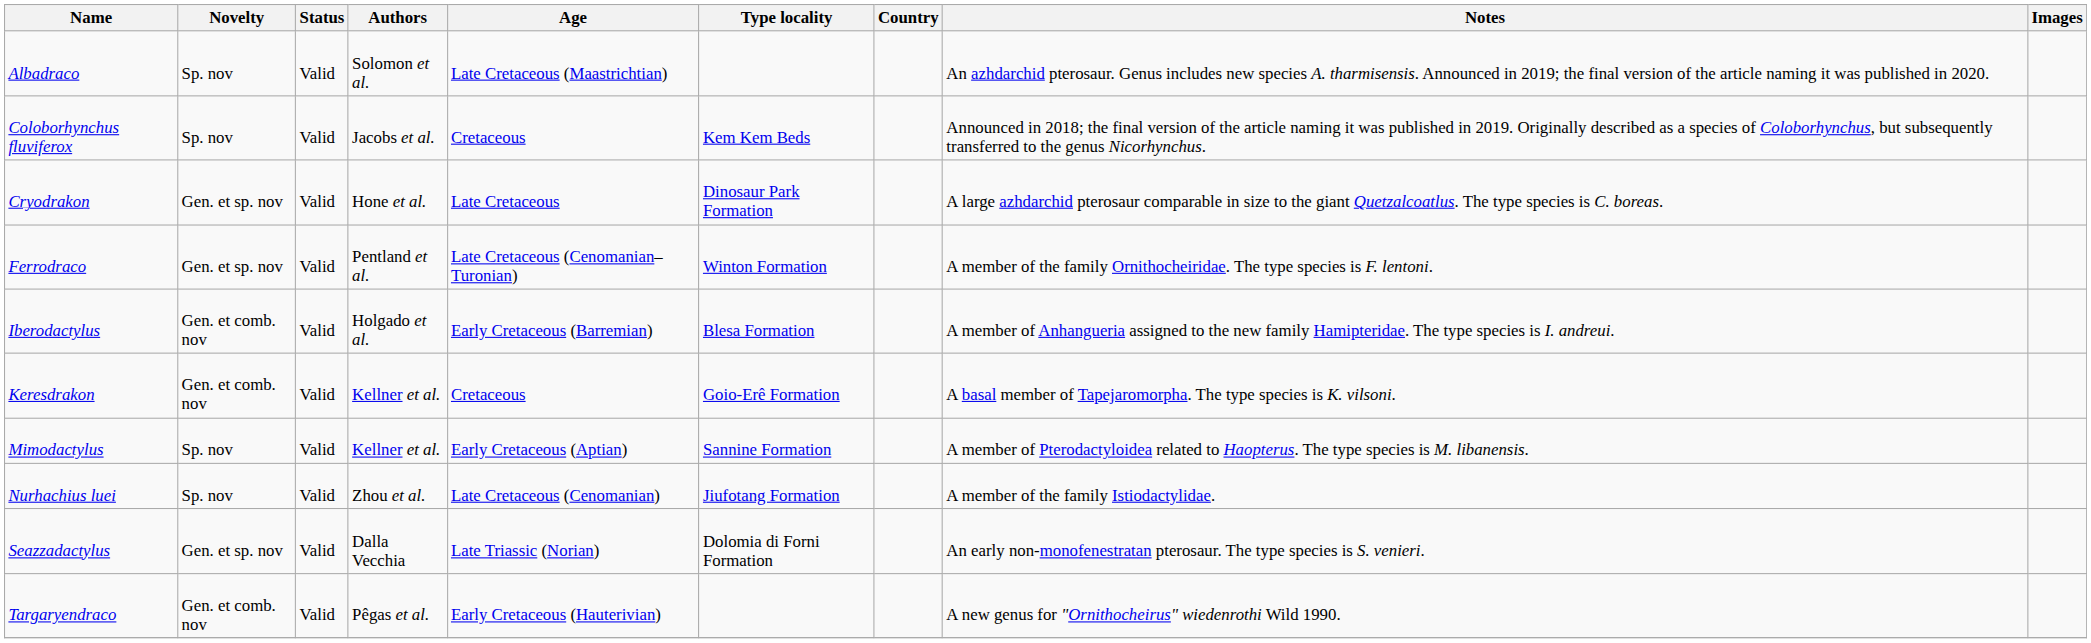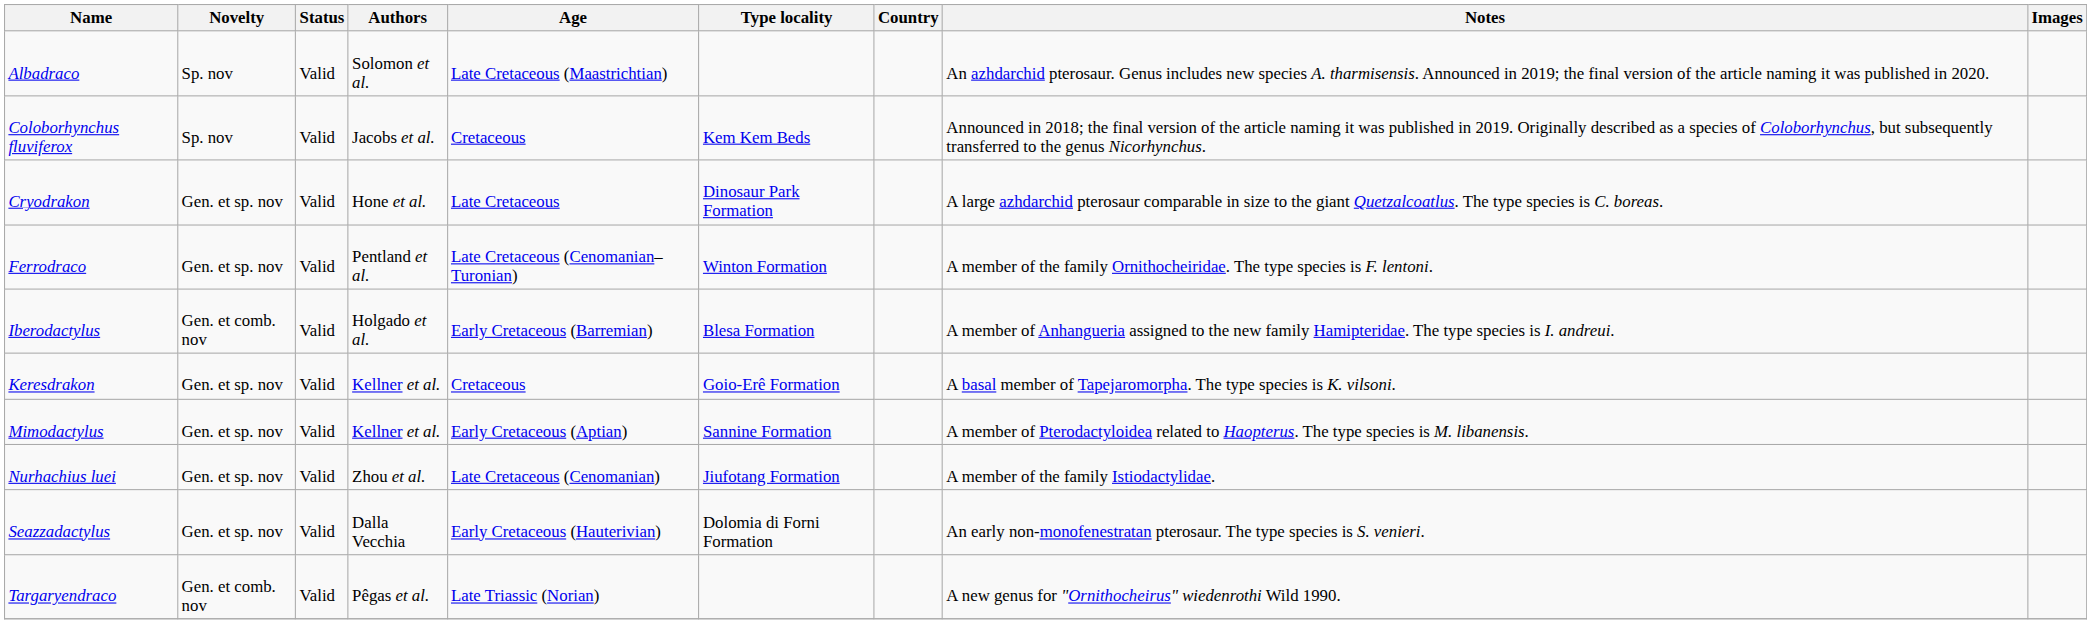(229, 395) Gen. et comb. nov -> (232, 385) Gen. et sp. nov
(207, 450) Sp. nov -> (232, 431) Gen. et sp. nov
(207, 495) Sp. nov -> (232, 476) Gen. et sp. nov
(525, 550) Late Triassic (Norian) -> (556, 531) Early Cretaceous (Hauterivian)
(556, 615) Early Cretaceous (Hauterivian) -> (525, 596) Late Triassic (Norian)
